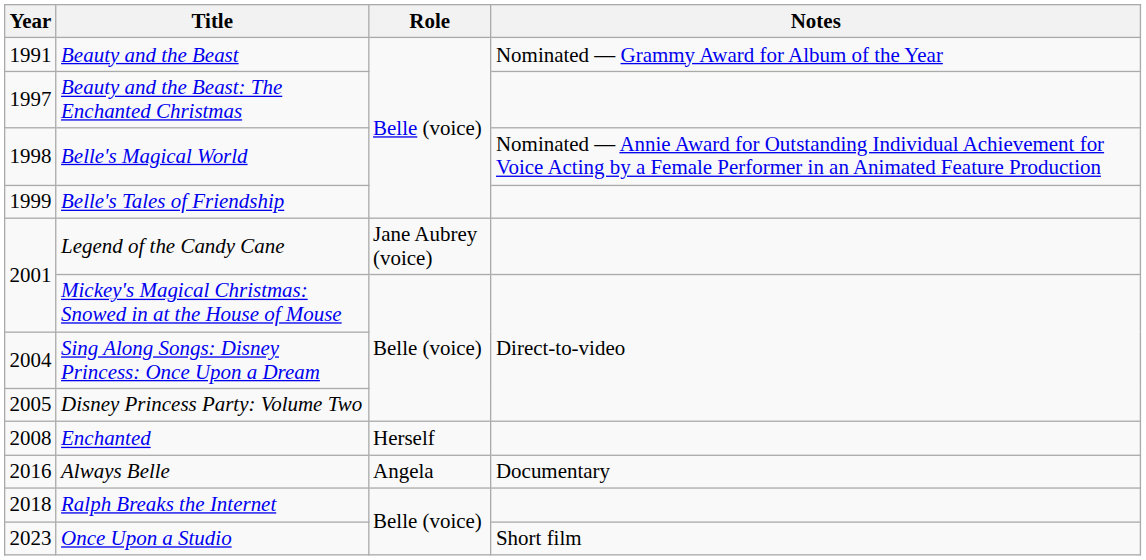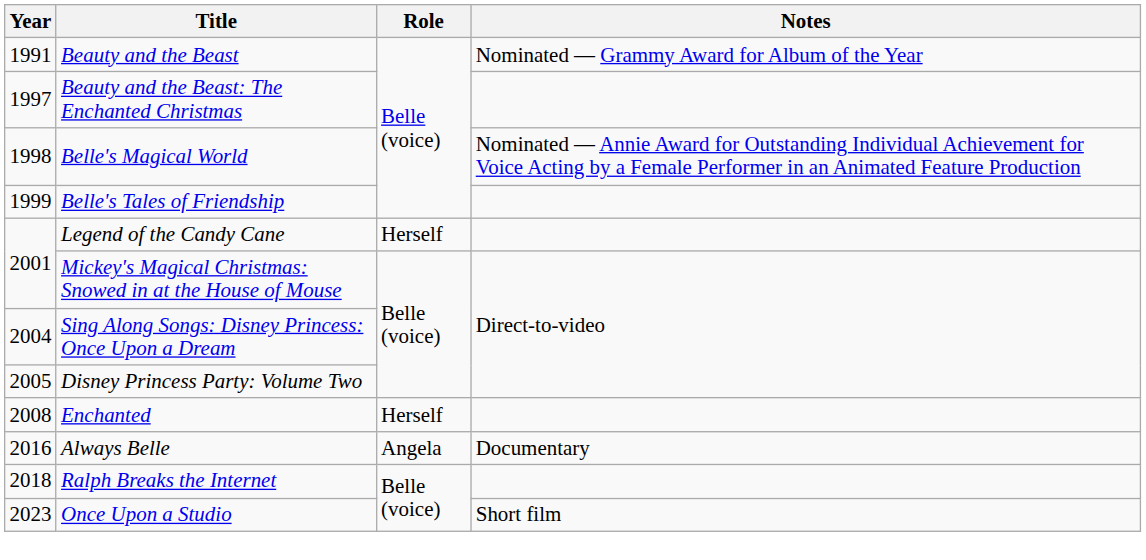(425, 246) Jane Aubrey (voice) -> (412, 234) Herself
